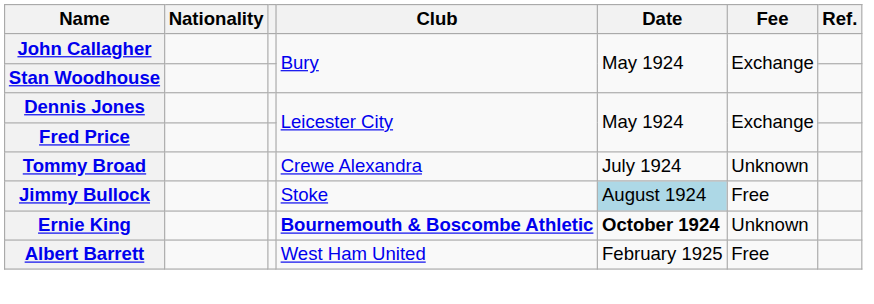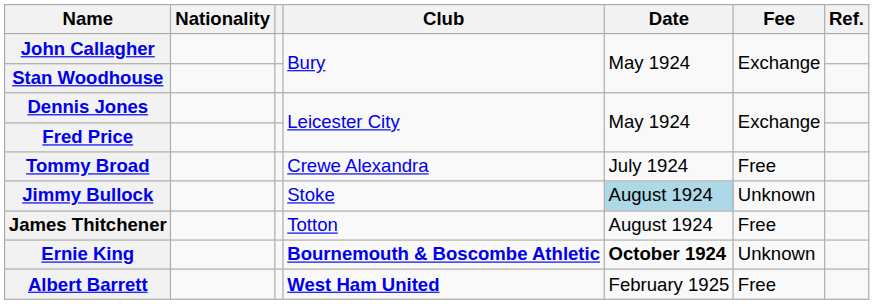(770, 166) Unknown -> (757, 166) Free
(750, 195) Free -> (777, 195) Unknown
+ row: (88, 225)
(353, 254) normal -> (363, 284) bold
